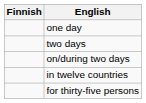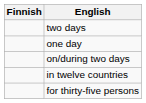rows swapped: (64, 28) <-> (66, 43)
